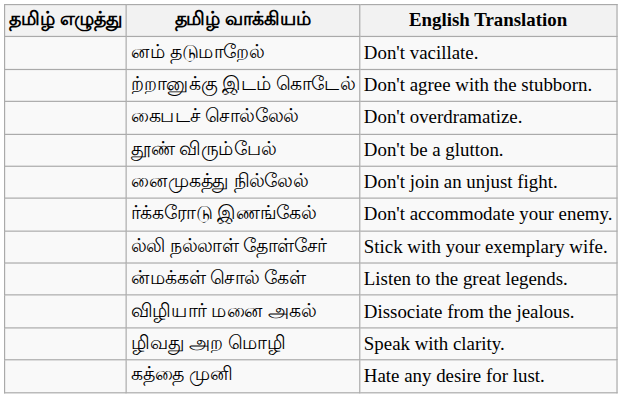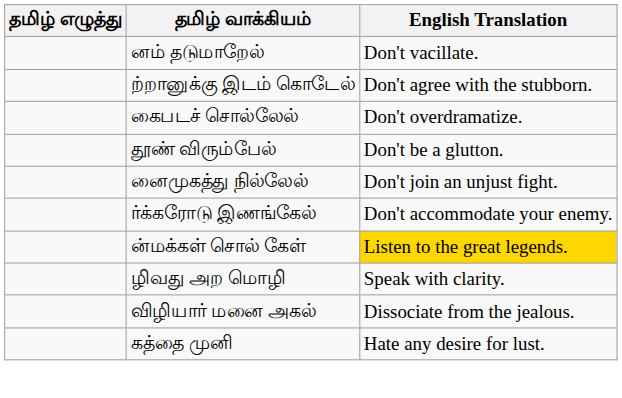- row: (229, 245)
(466, 279) no background -> (466, 246) gold background
rows swapped: (224, 310) <-> (208, 342)
